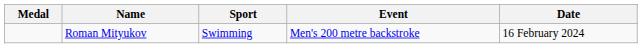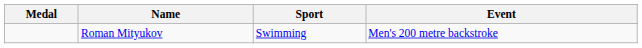- column: (568, 14)
